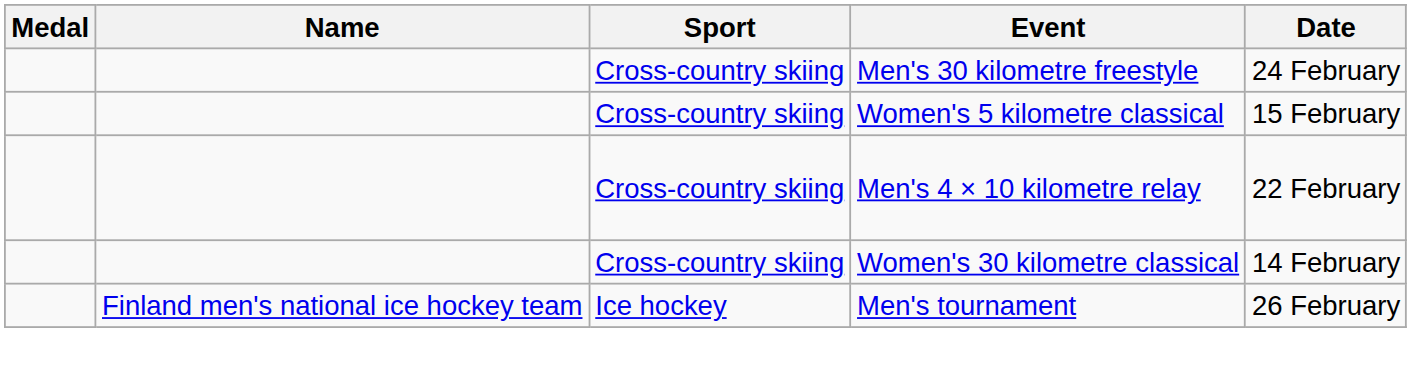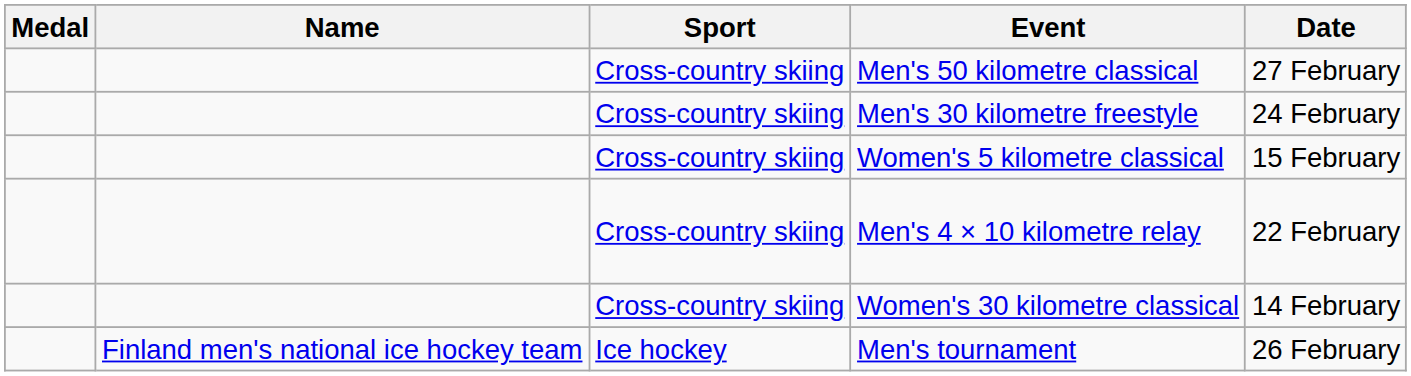+ row: (1028, 70)
